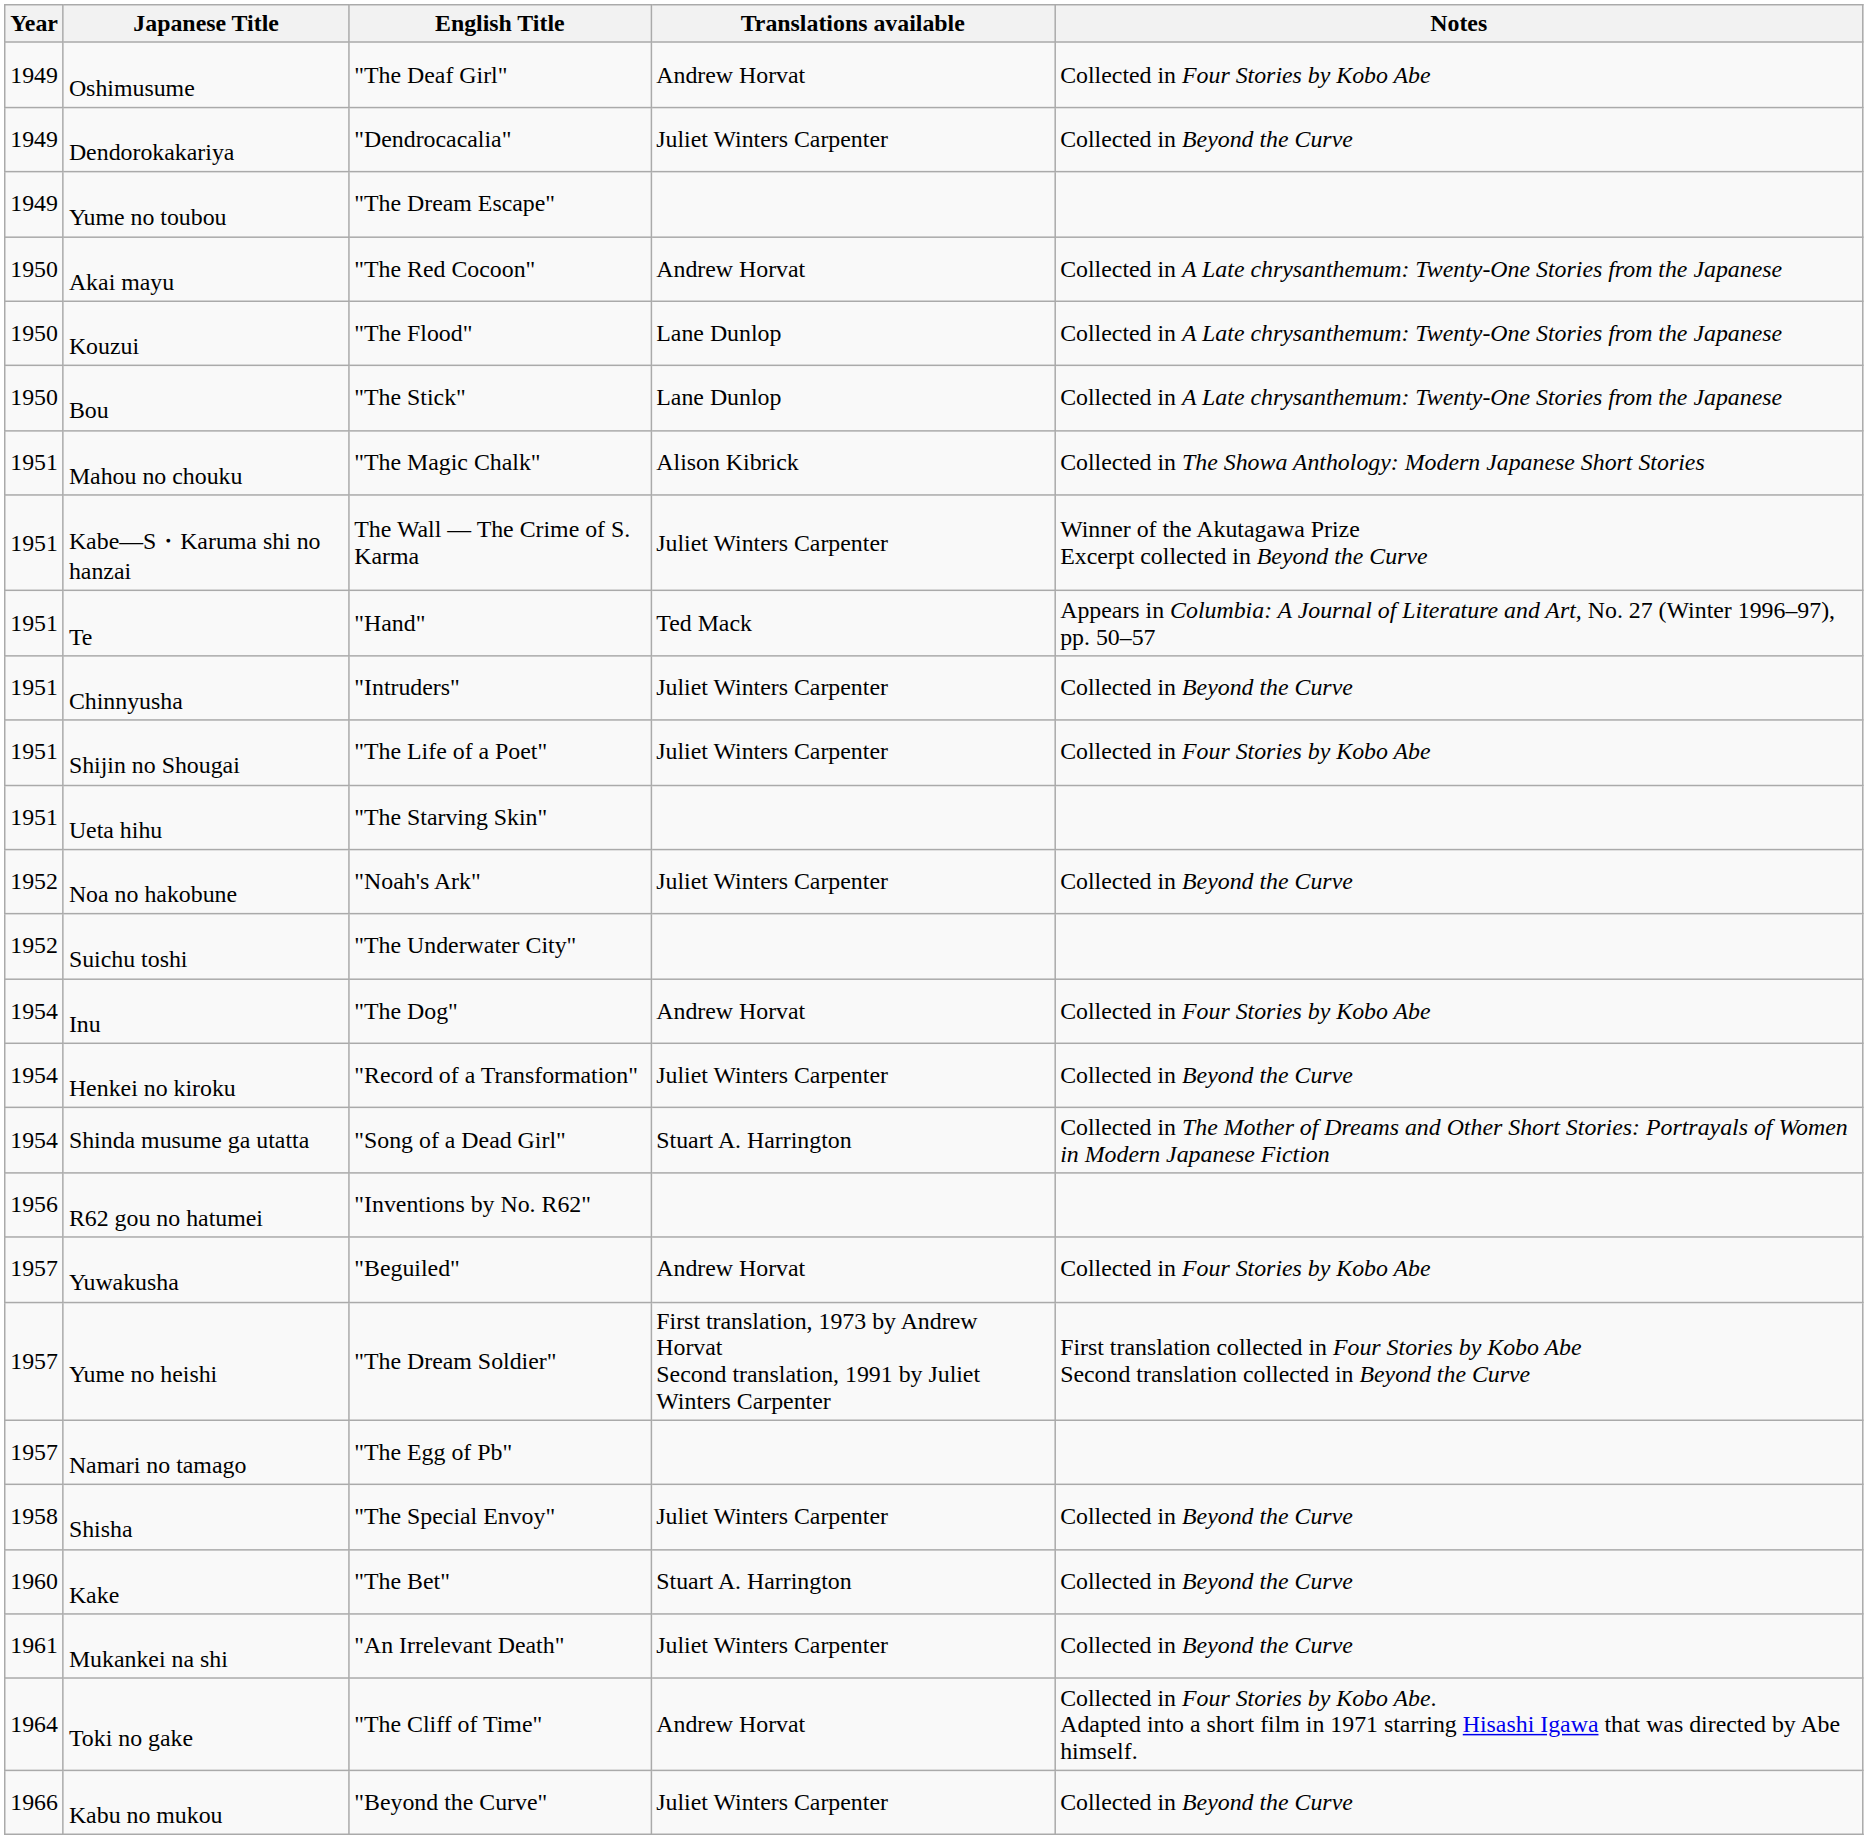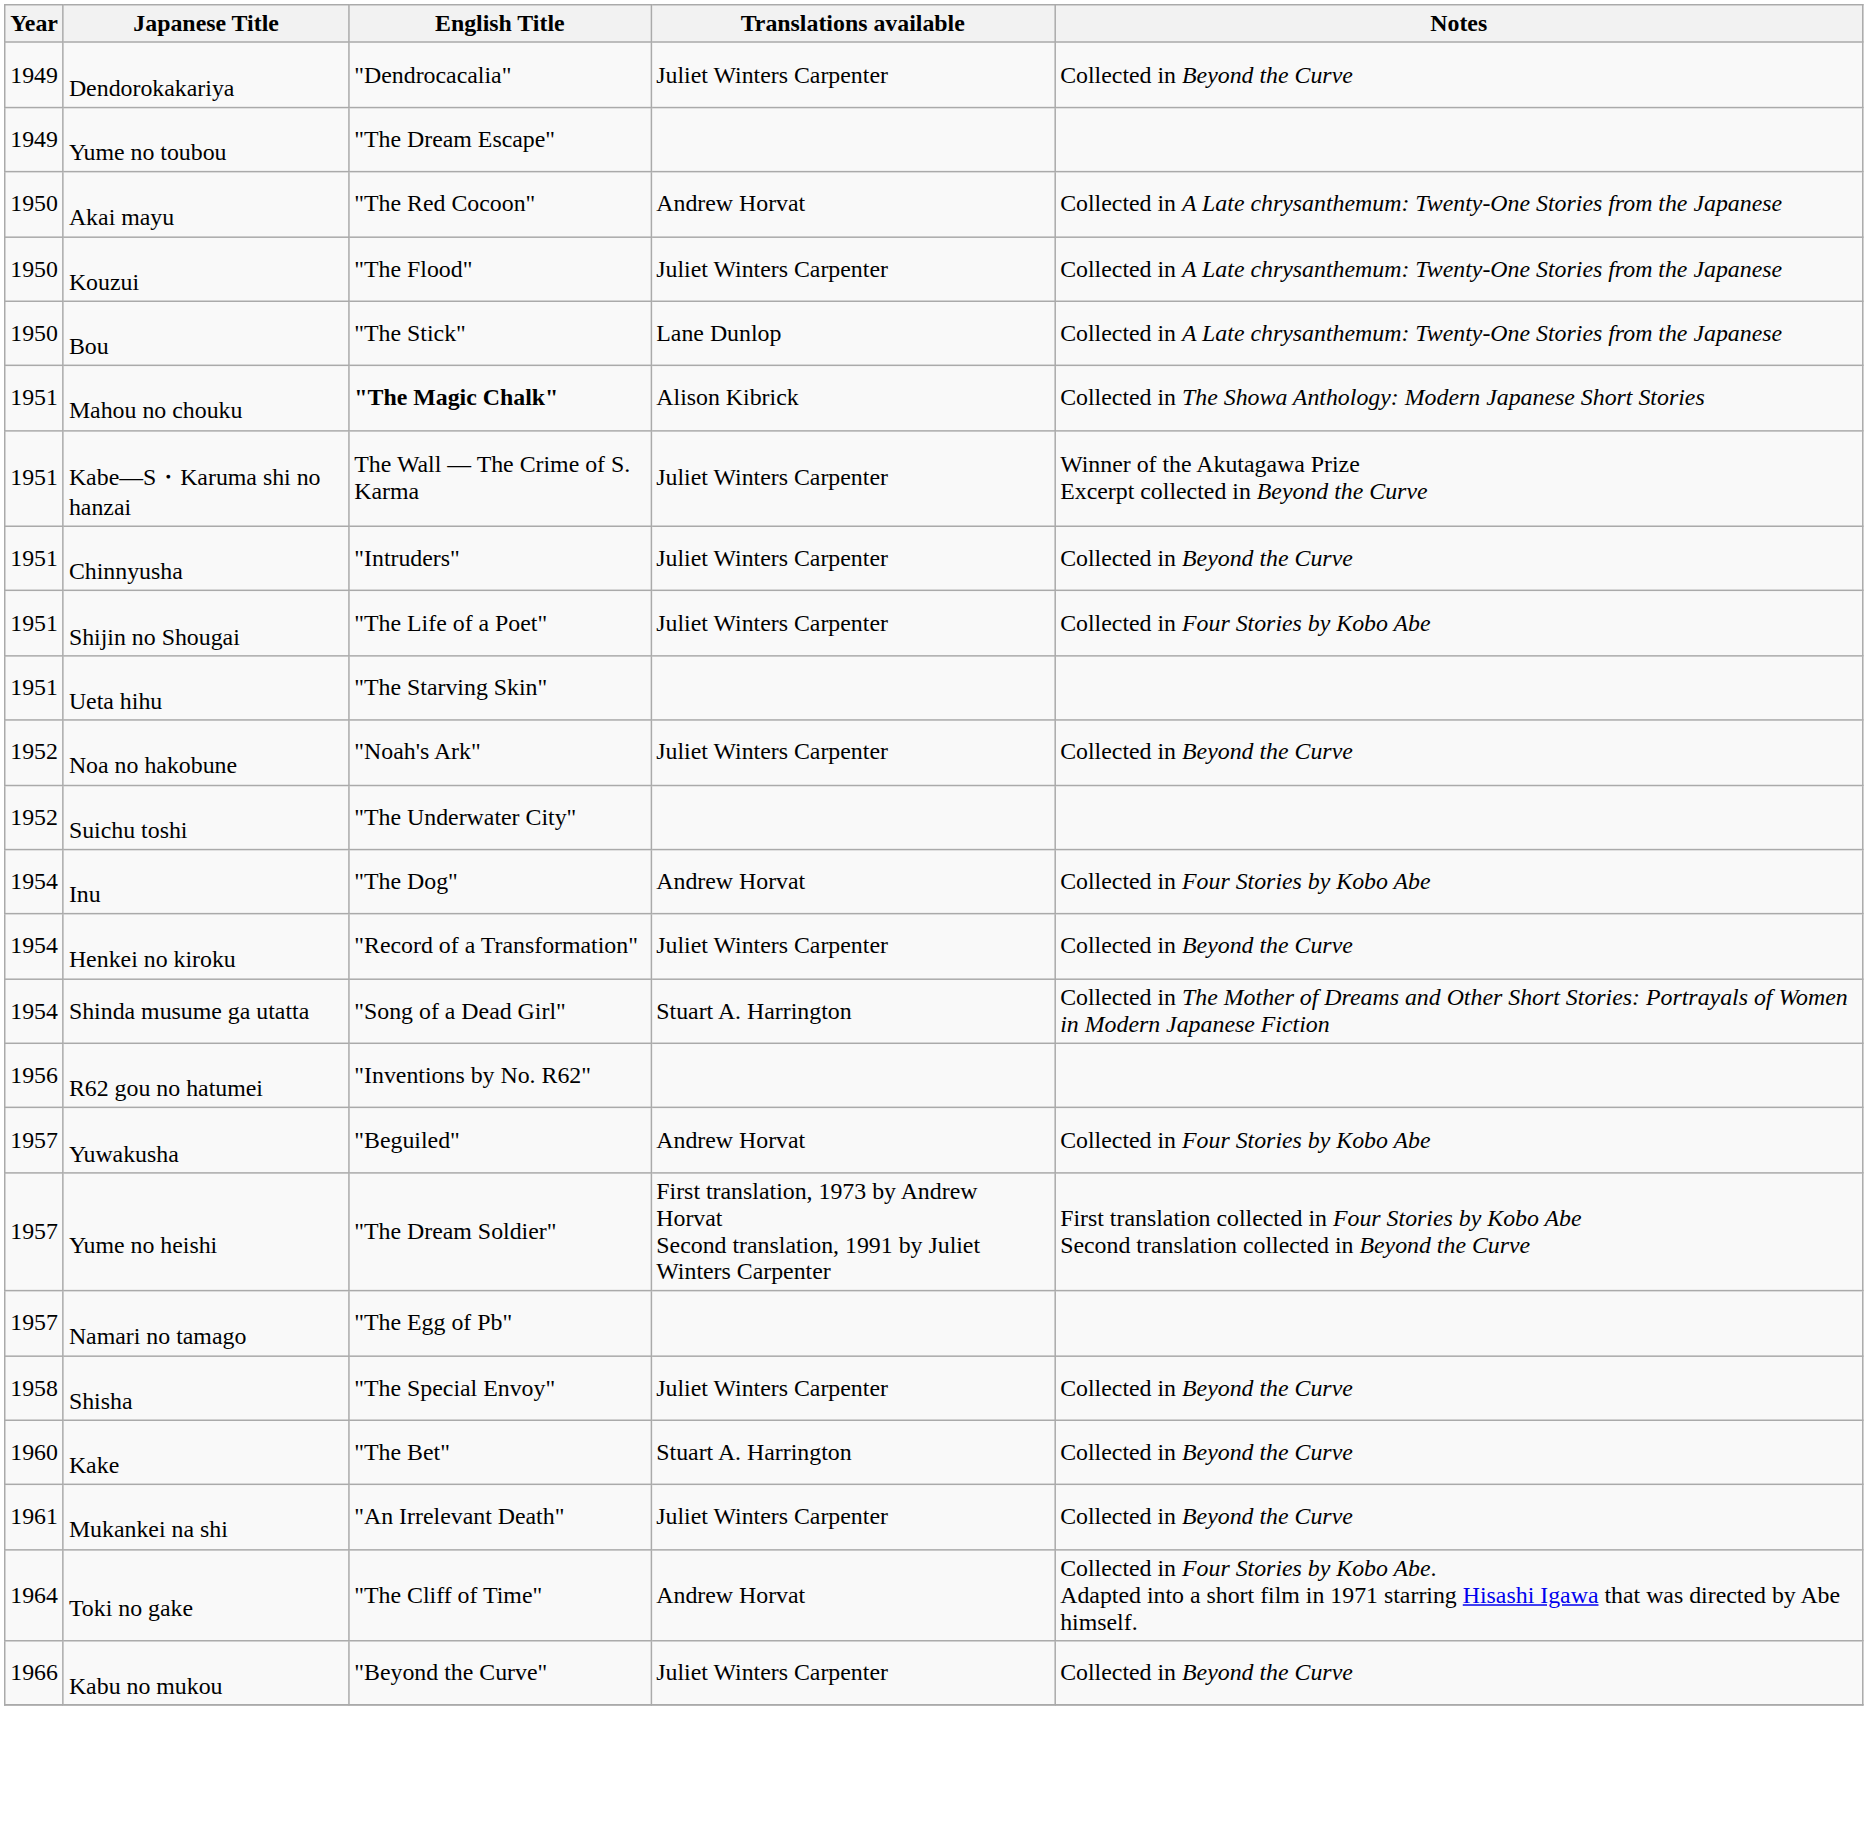- row: (132, 88)
(719, 333) Lane Dunlop -> (772, 268) Juliet Winters Carpenter
(447, 462) normal -> (456, 397) bold
- row: (81, 636)
